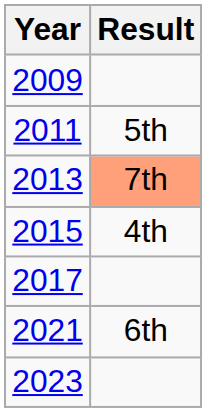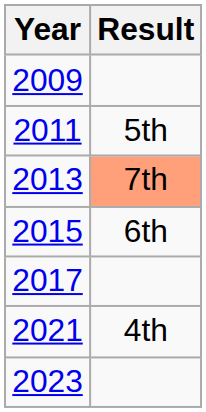(146, 230) 4th -> (146, 230) 6th
(146, 331) 6th -> (146, 331) 4th
